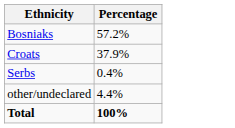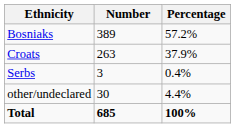+ column: (128, 14)
